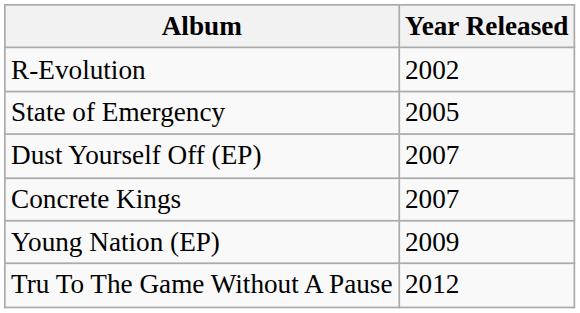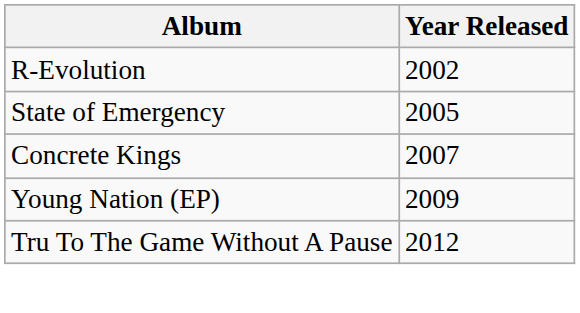- row: (136, 155)
